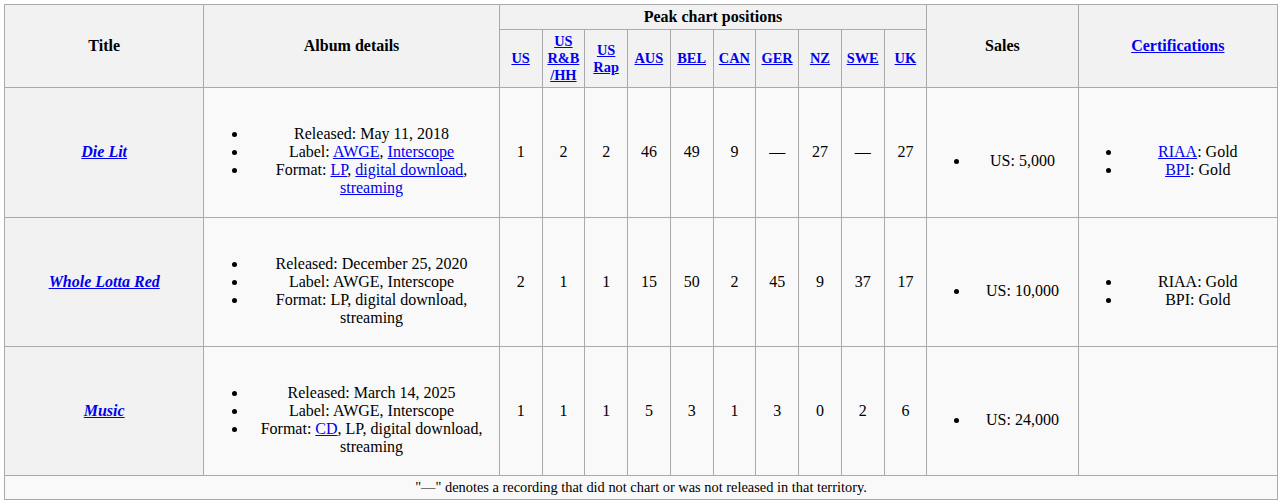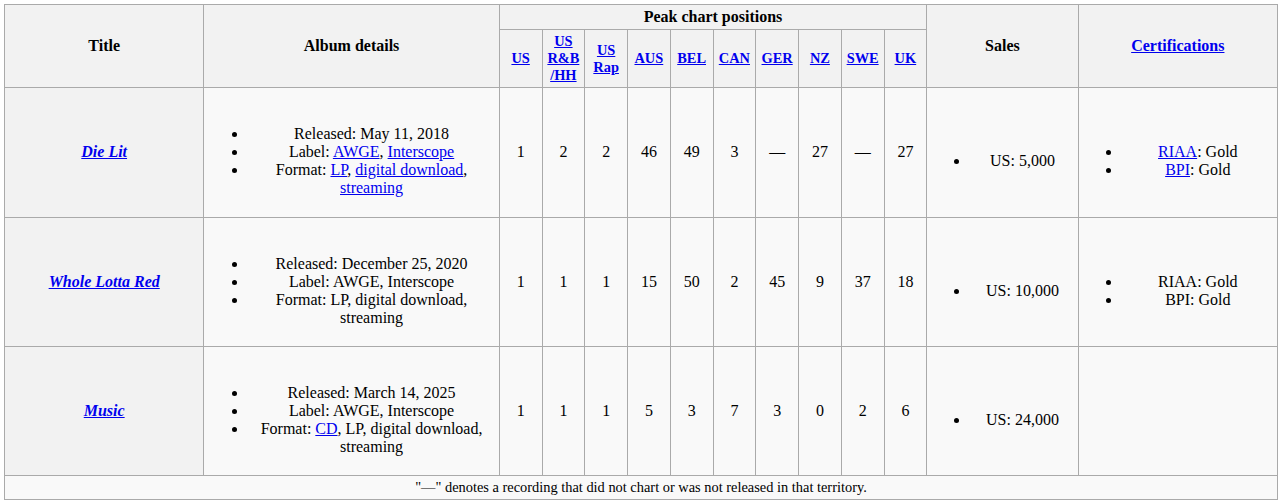(734, 152) 9 -> (734, 152) 3
(521, 281) 2 -> (521, 281) 1
(905, 281) 17 -> (905, 281) 18
(734, 411) 1 -> (734, 411) 7
